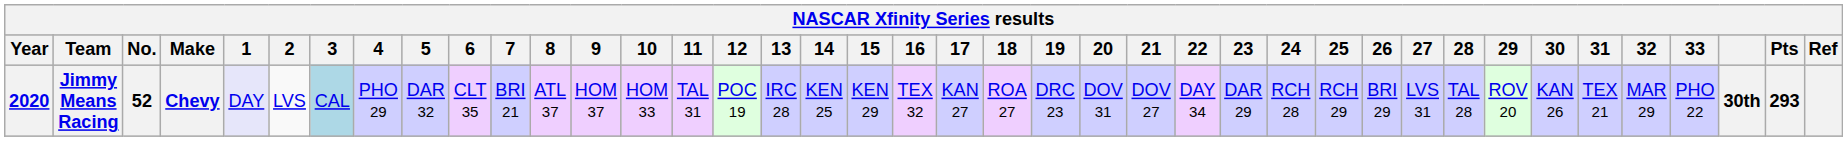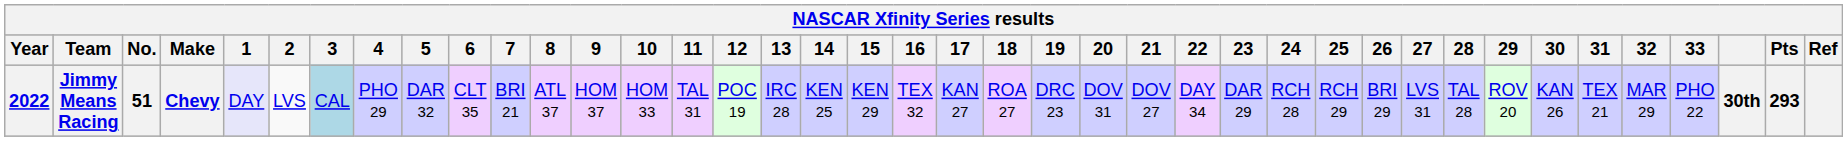(29, 101) 2020 -> (29, 101) 2022
(142, 101) 52 -> (142, 101) 51
